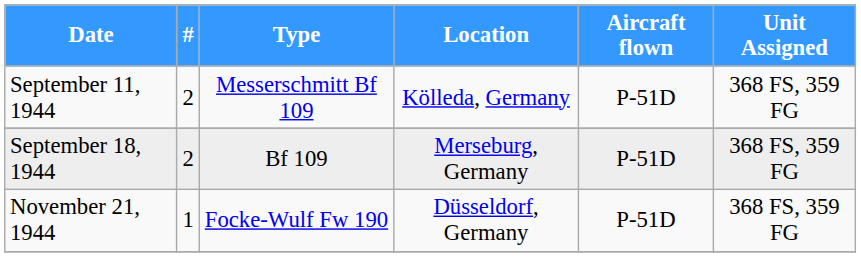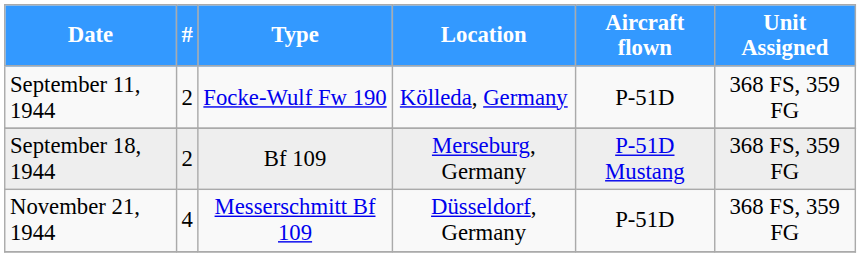(296, 96) Messerschmitt Bf 109 -> (295, 96) Focke-Wulf Fw 190
(646, 158) P-51D -> (645, 158) P-51D Mustang
(188, 220) 1 -> (187, 220) 4
(296, 220) Focke-Wulf Fw 190 -> (295, 220) Messerschmitt Bf 109
